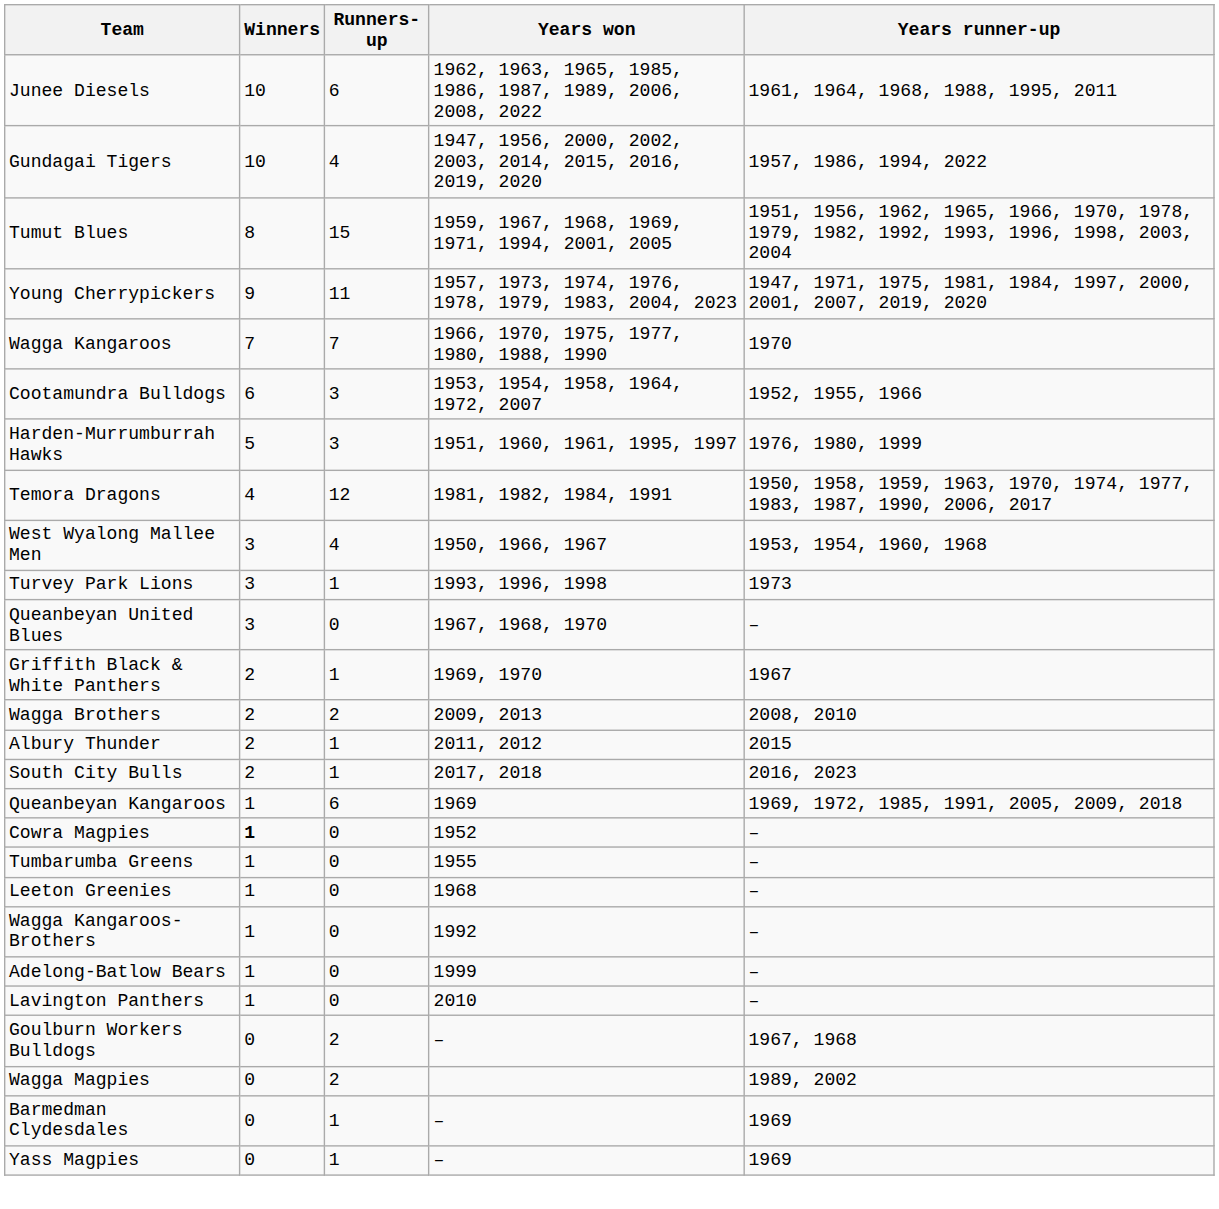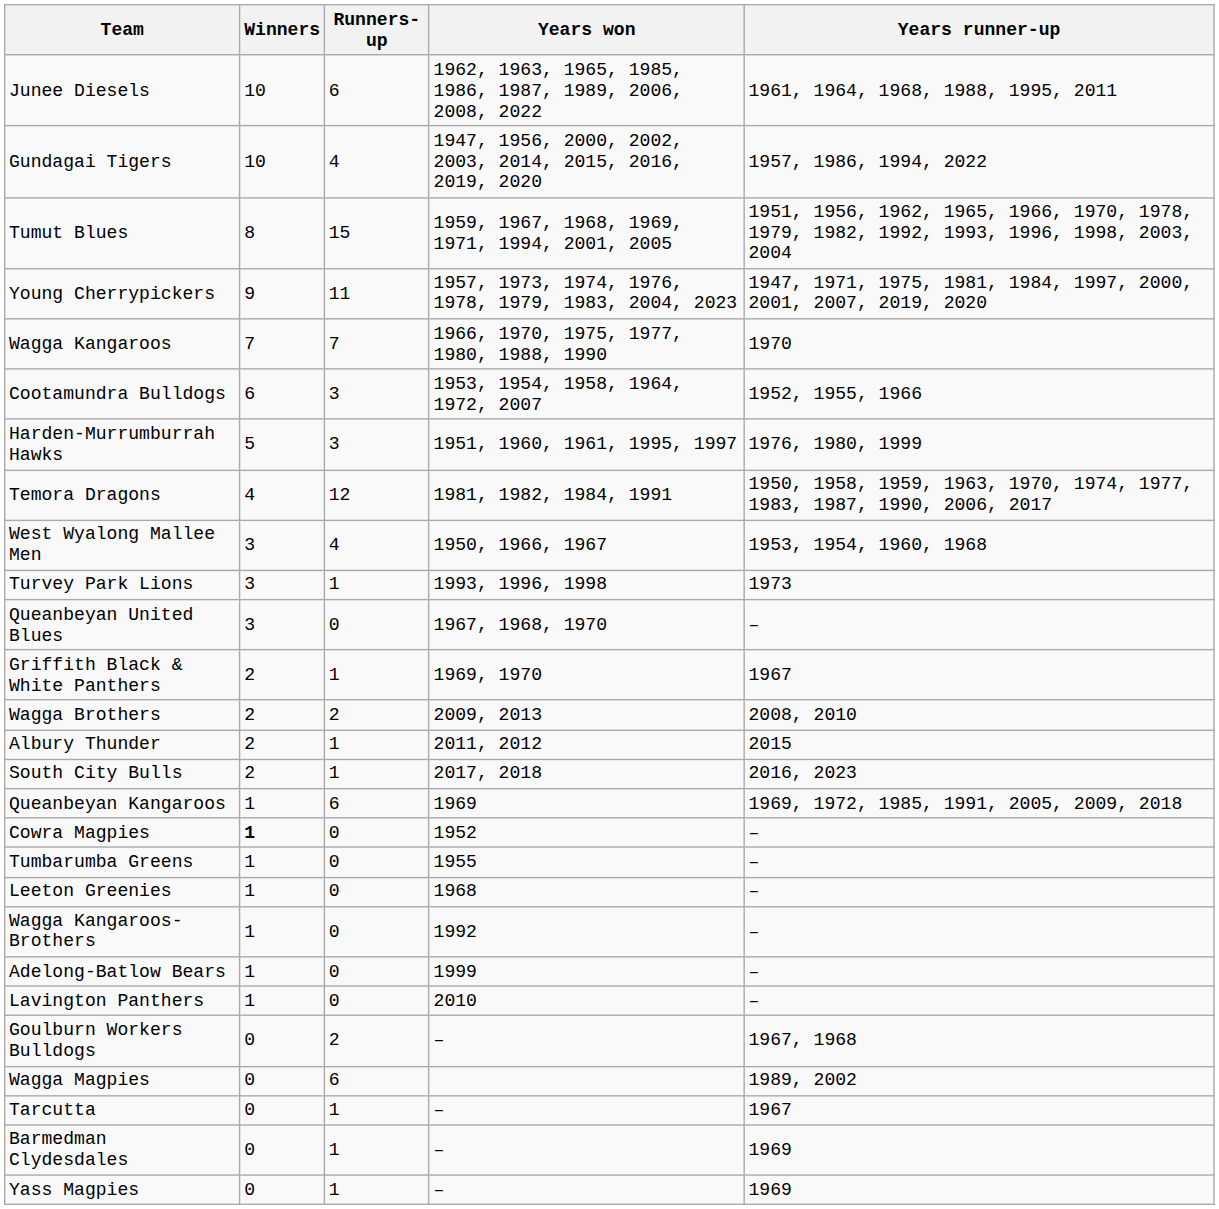(334, 1081) 2 -> (334, 1081) 6
+ row: (52, 1110)
